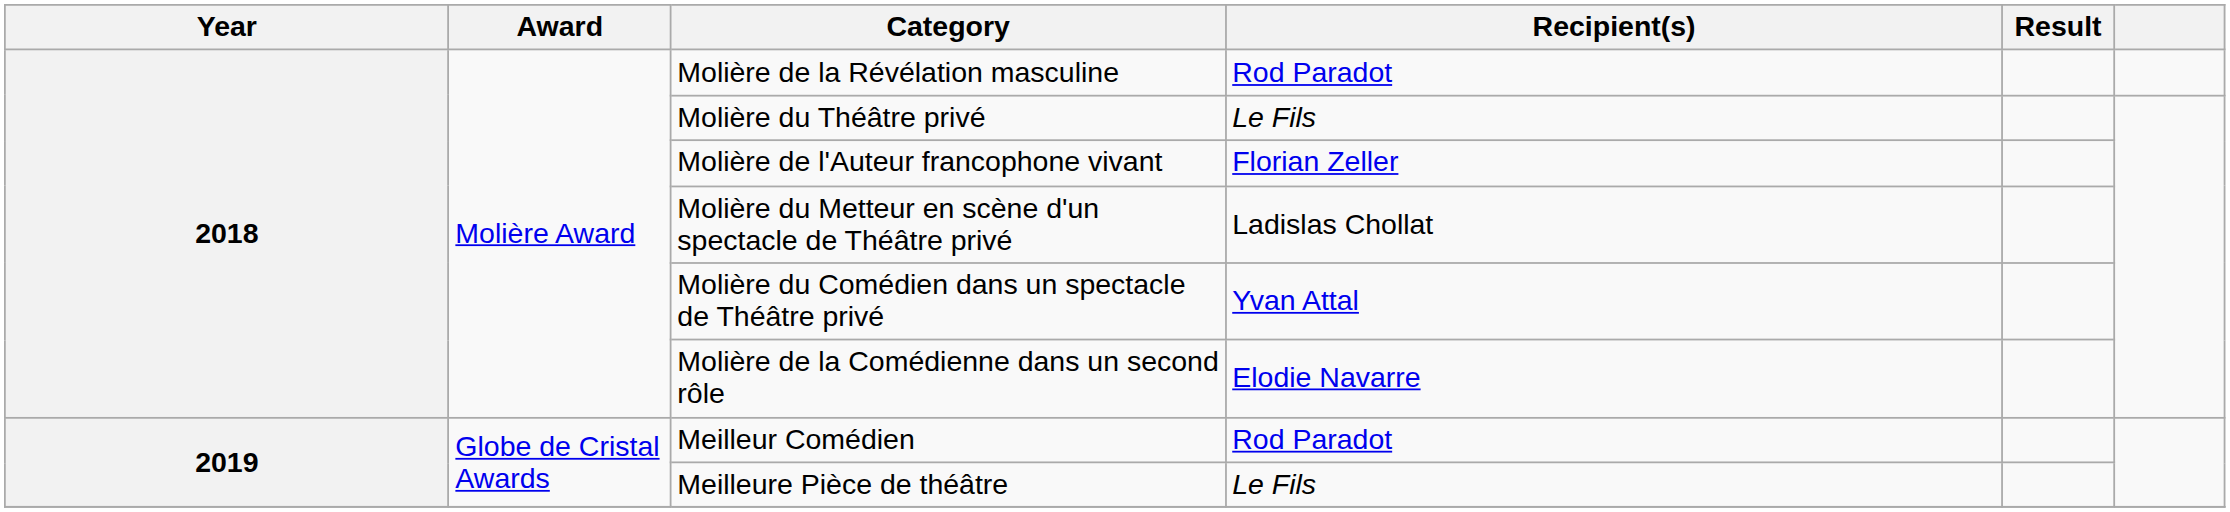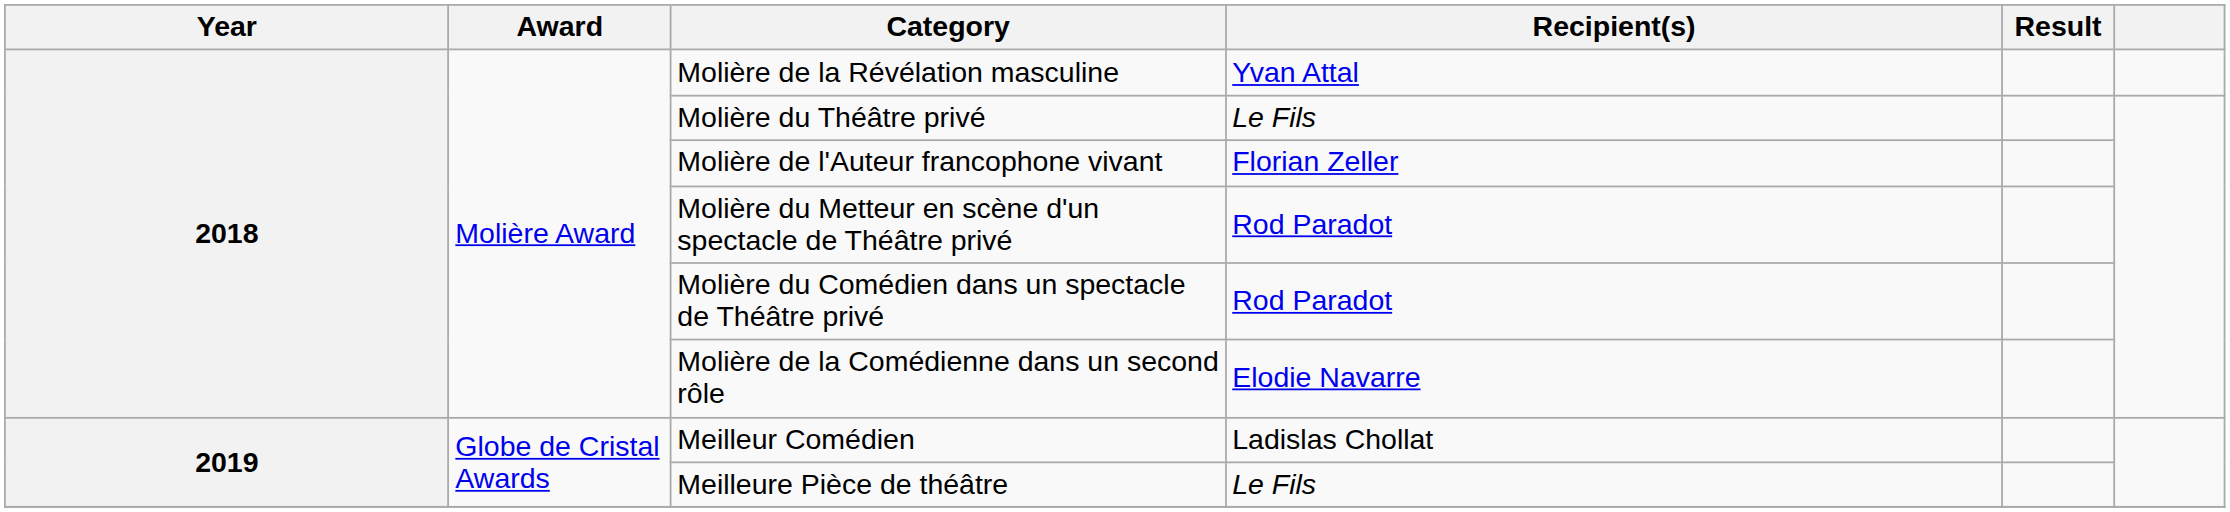(1312, 72) Rod Paradot -> (1296, 72) Yvan Attal
(1333, 223) Ladislas Chollat -> (1312, 223) Rod Paradot
(1296, 300) Yvan Attal -> (1312, 300) Rod Paradot
(1312, 439) Rod Paradot -> (1333, 439) Ladislas Chollat
